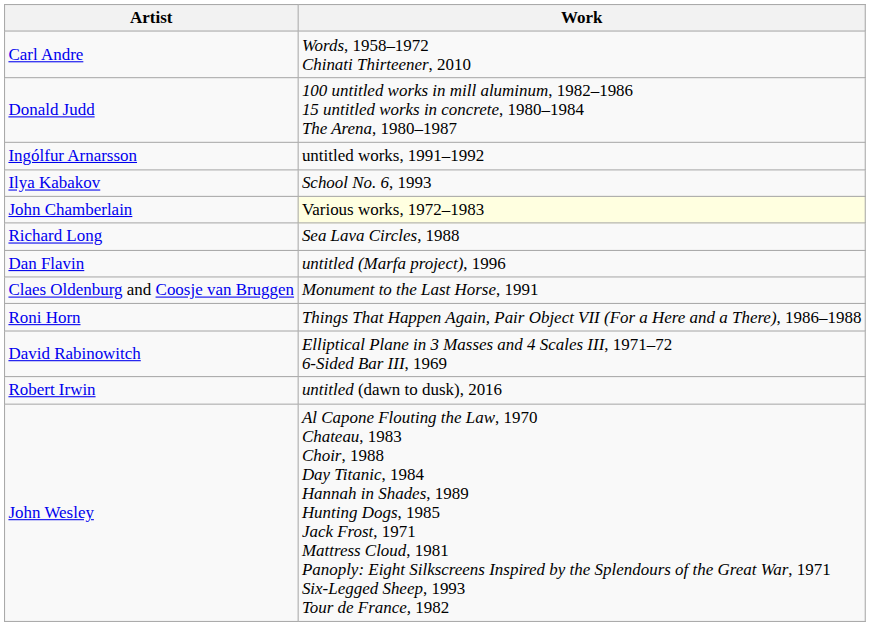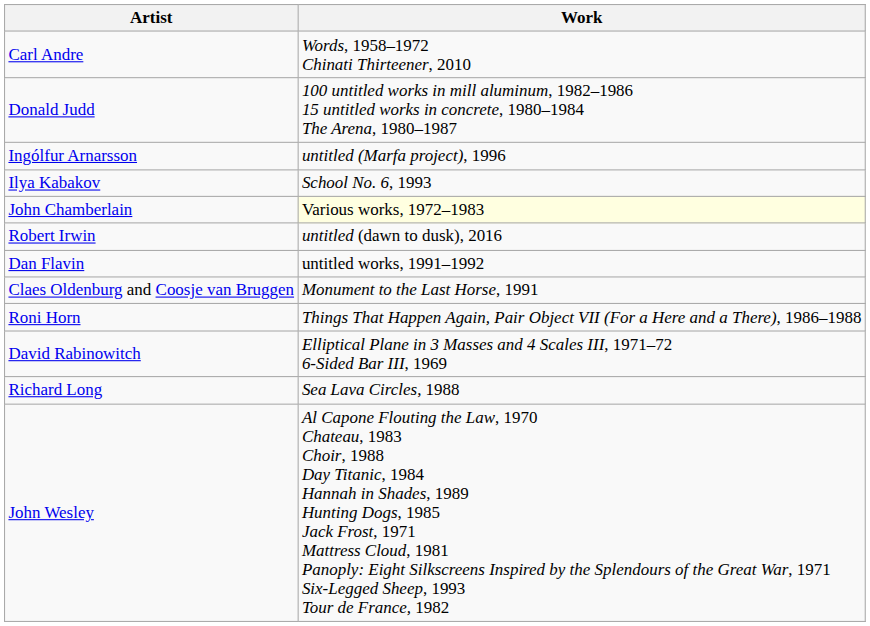(393, 155) untitled works, 1991–1992 -> (404, 155) untitled (Marfa project), 1996
rows swapped: (55, 236) <-> (52, 390)
(404, 263) untitled (Marfa project), 1996 -> (393, 263) untitled works, 1991–1992
